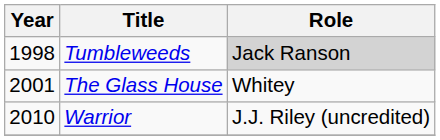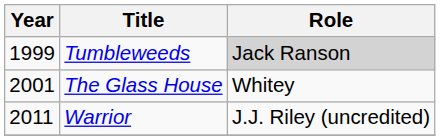(32, 53) 1998 -> (32, 53) 1999
(32, 118) 2010 -> (31, 118) 2011
